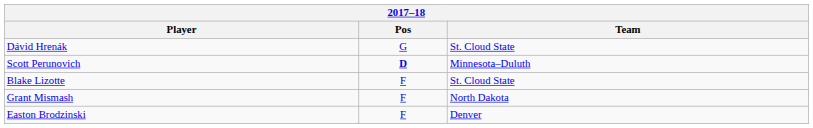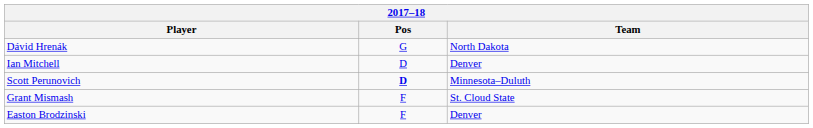(482, 47) St. Cloud State -> (479, 47) North Dakota
+ row: (33, 64)
- row: (36, 81)
(479, 98) North Dakota -> (482, 98) St. Cloud State
